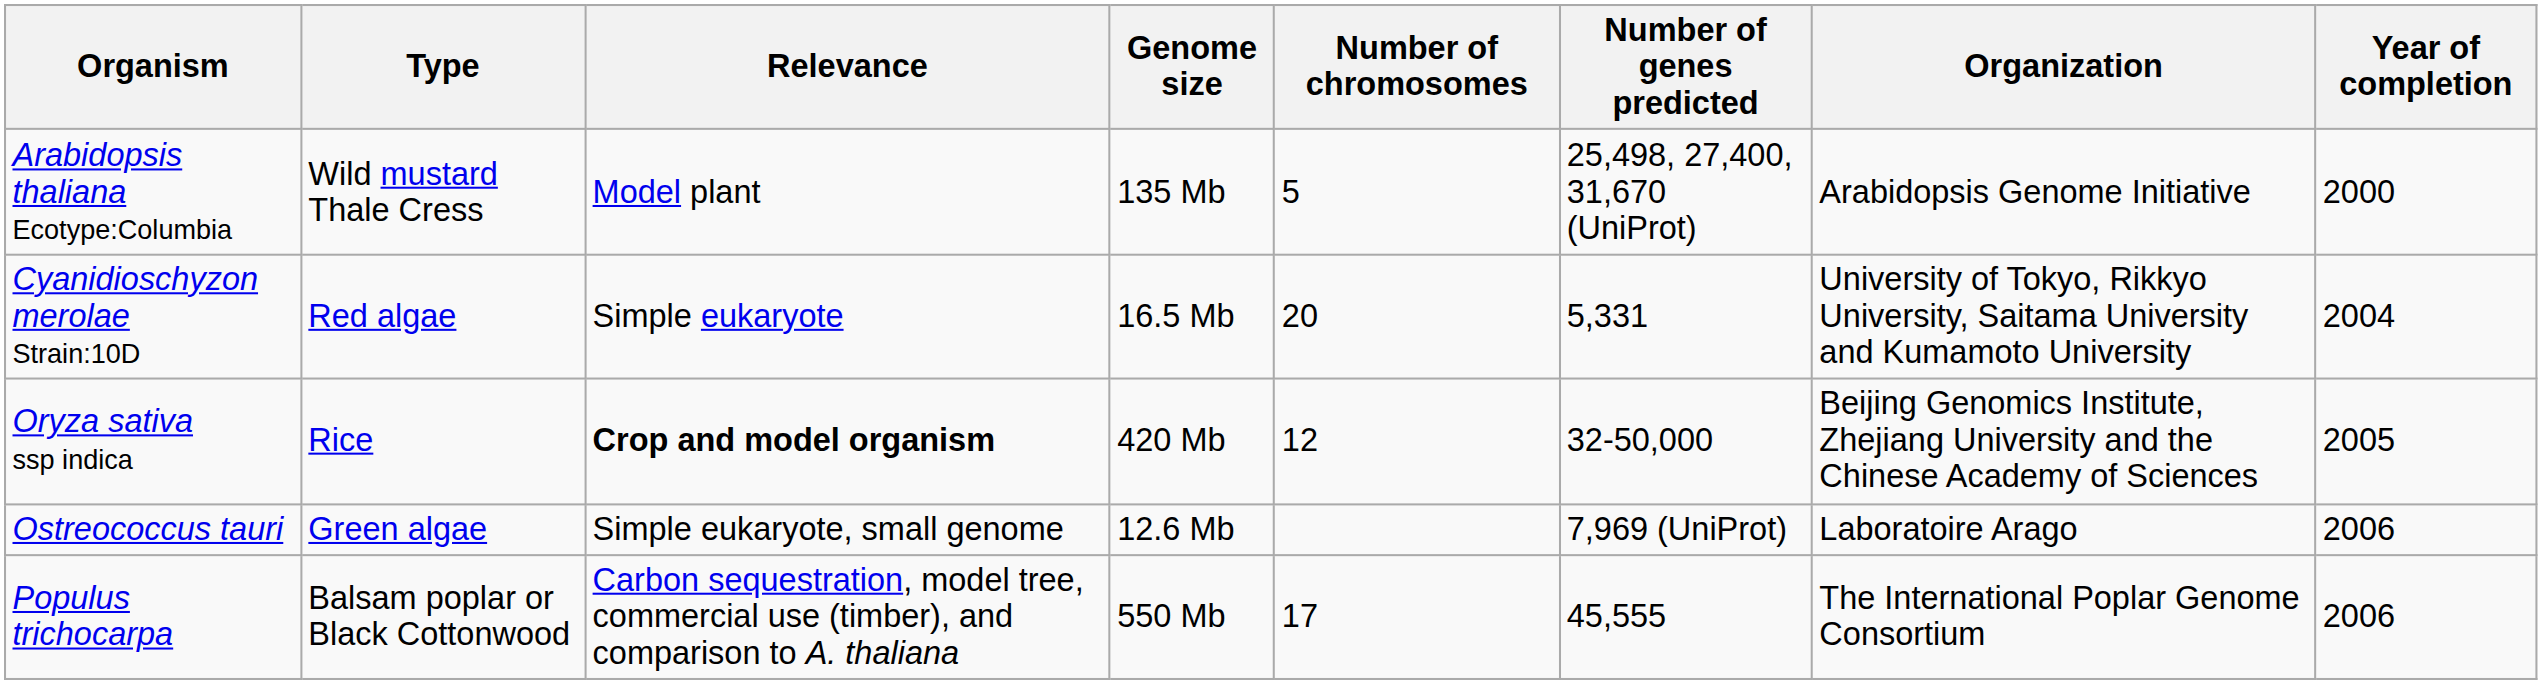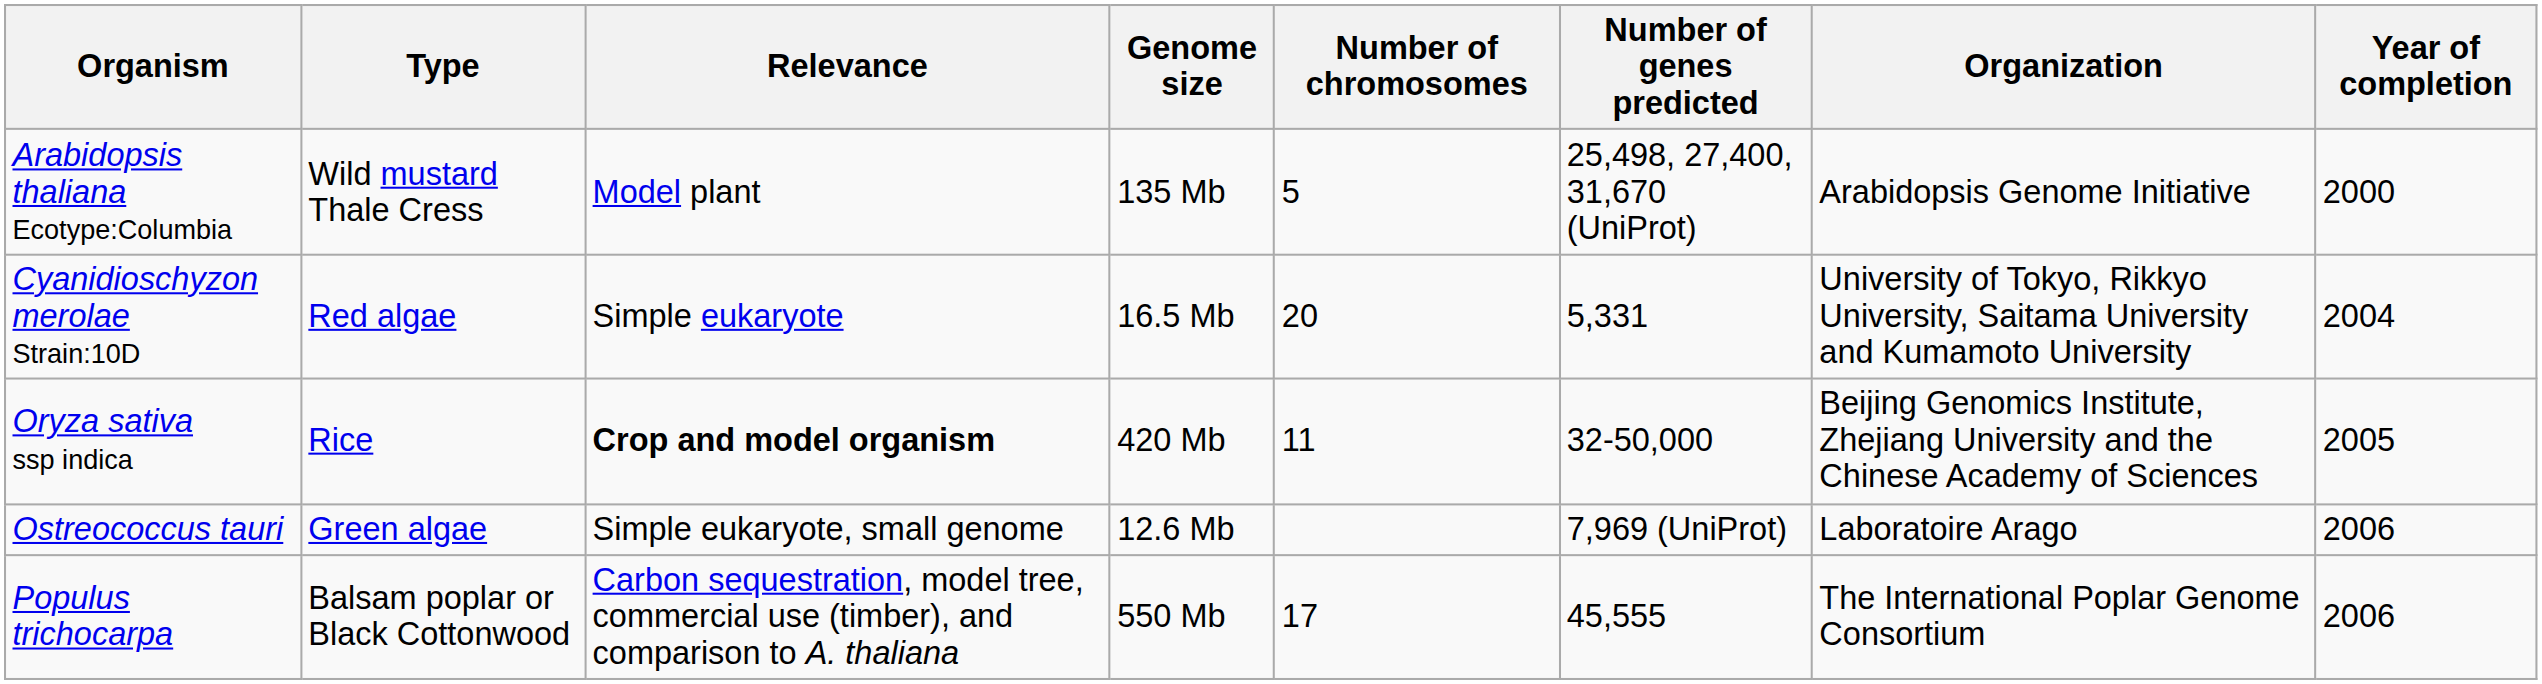(1300, 440) 12 -> (1299, 440) 11
